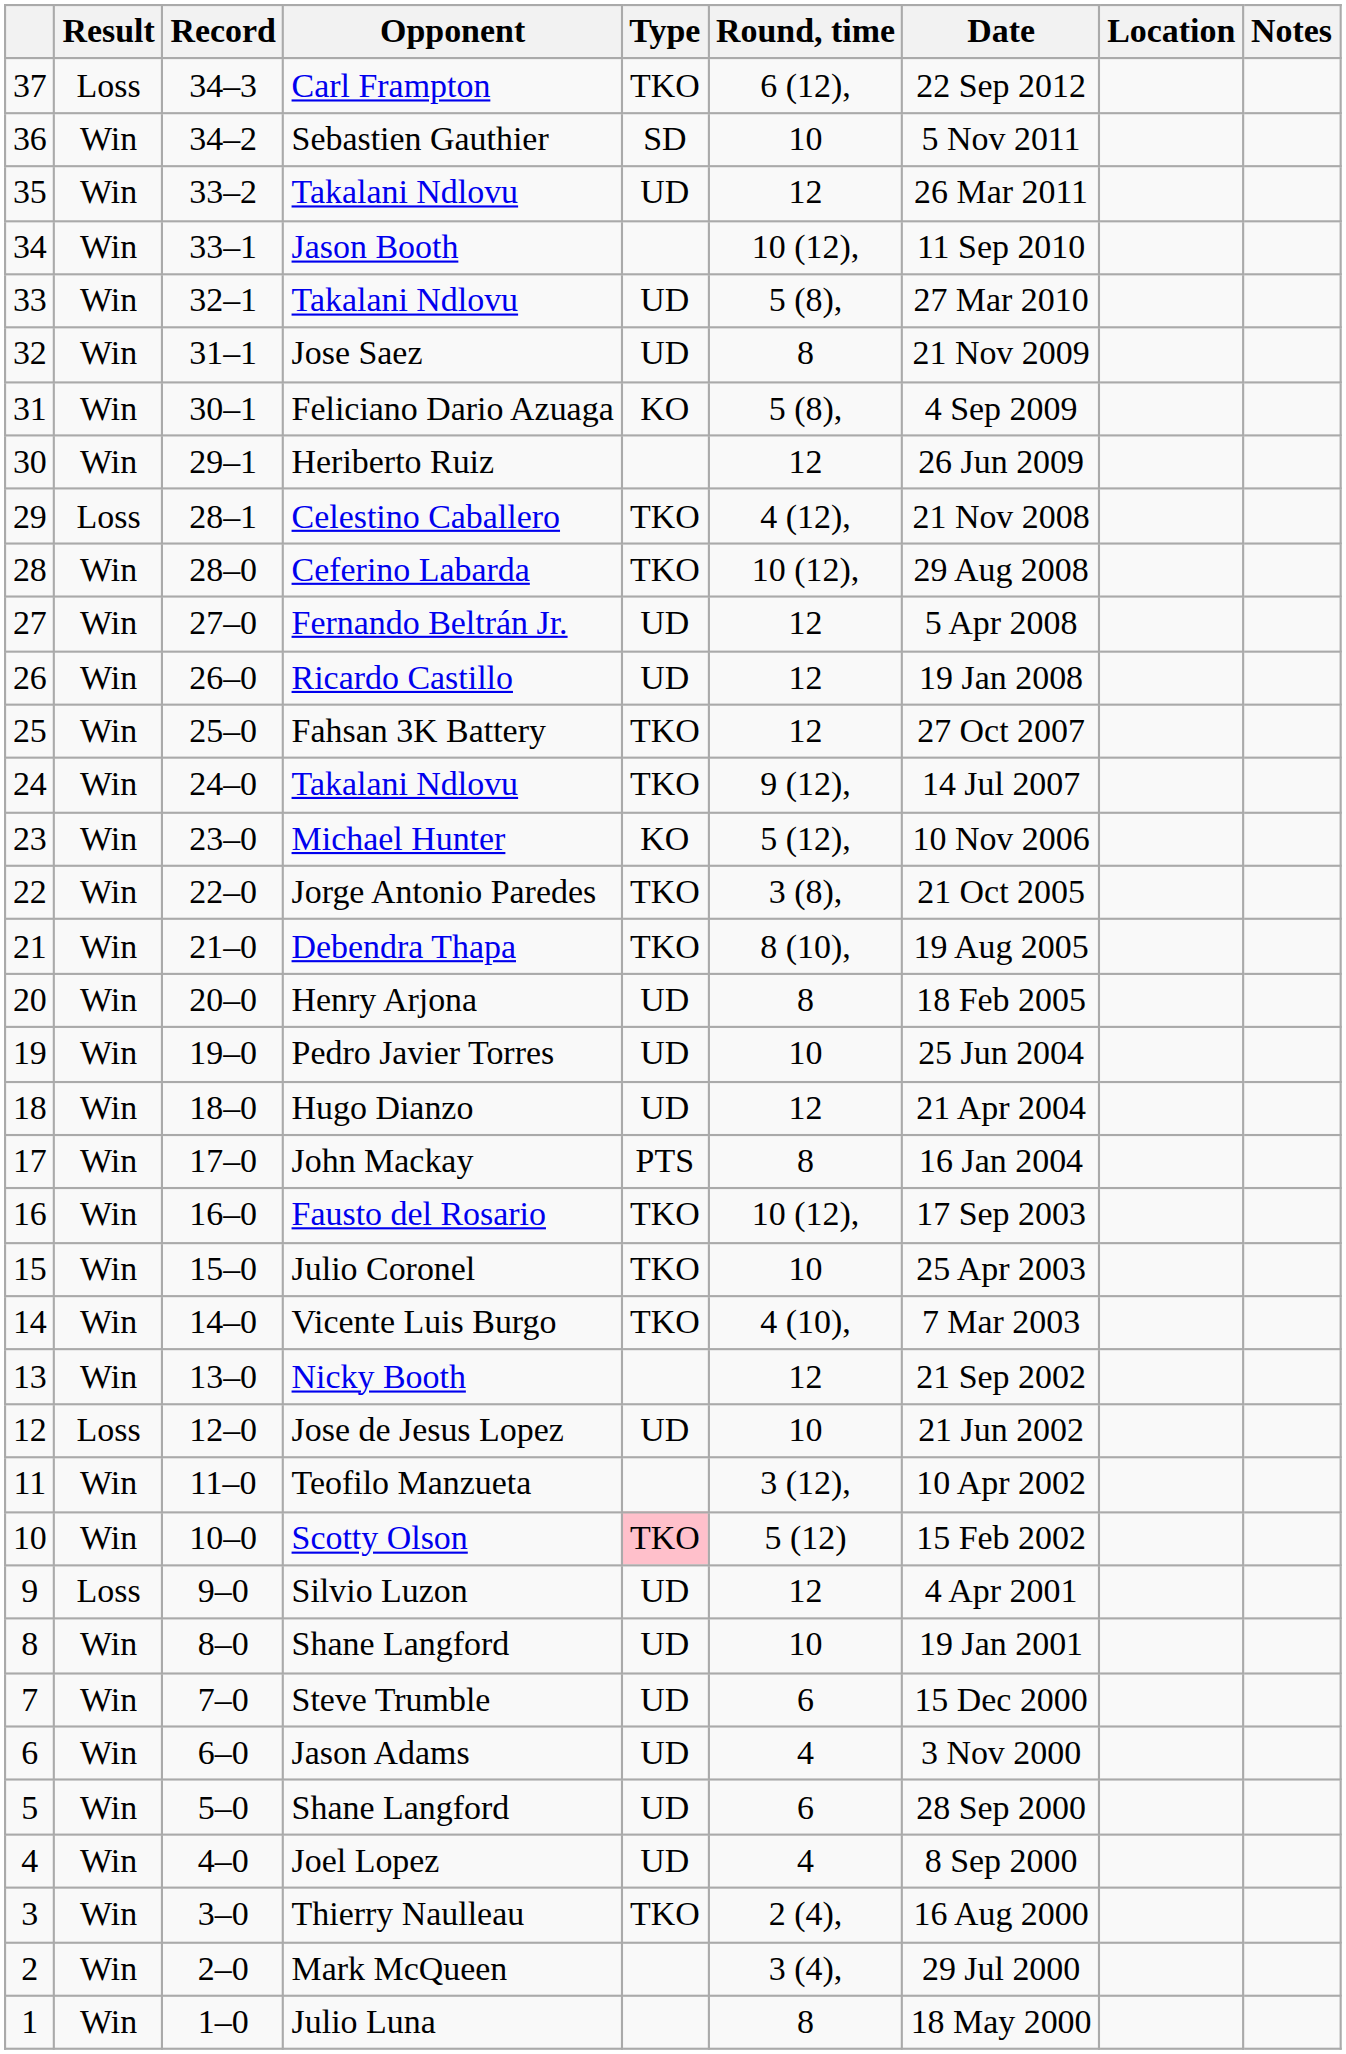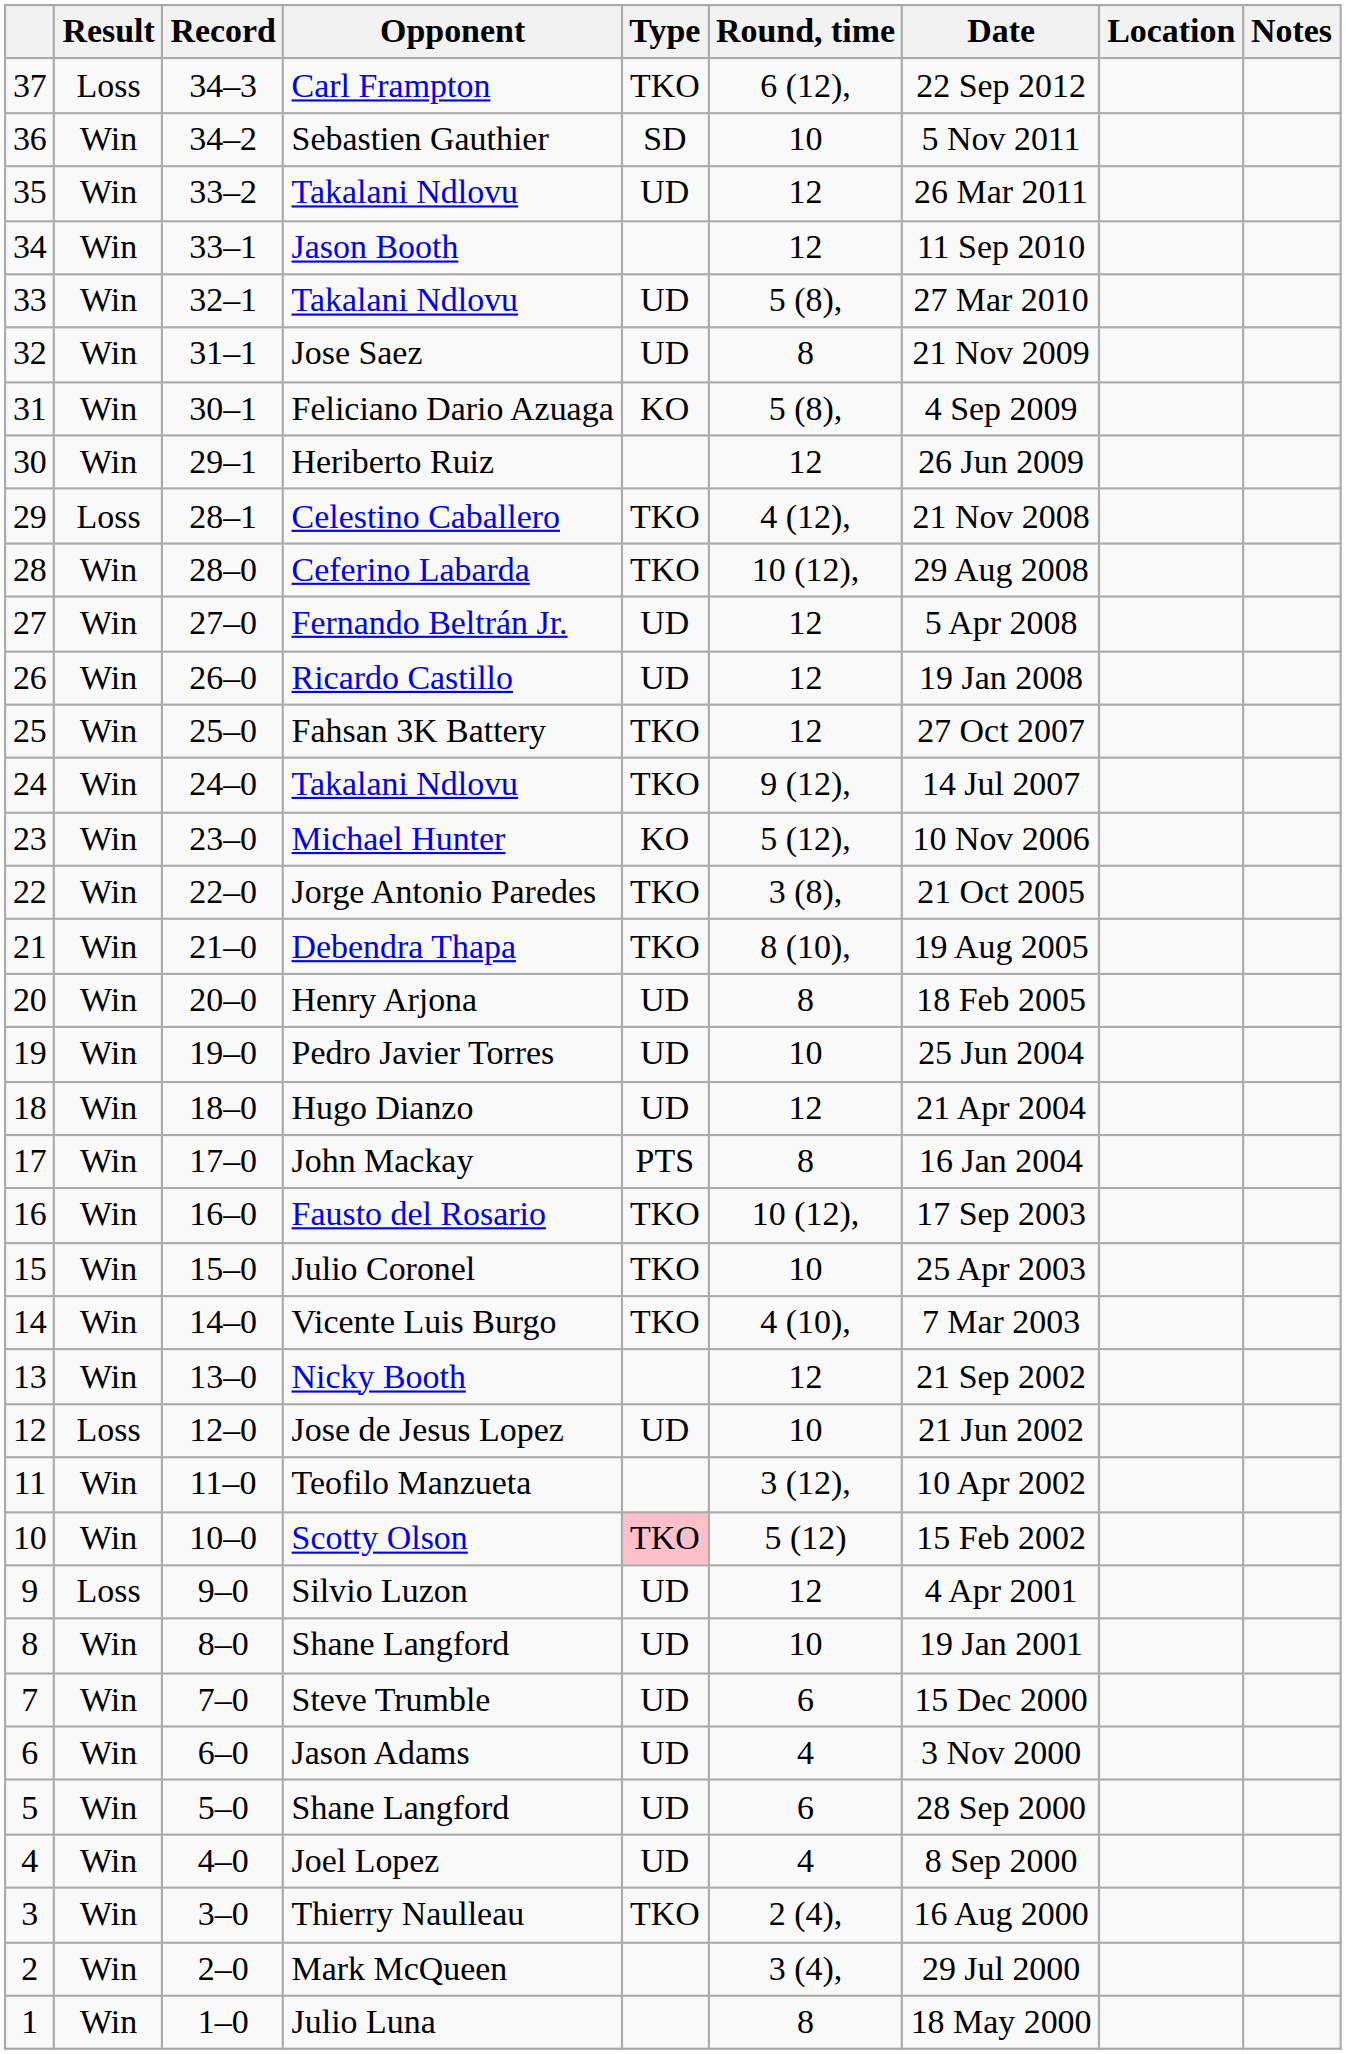(805, 246) 10 (12), -> (805, 246) 12
